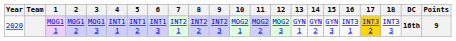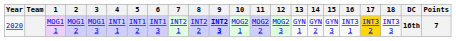(219, 26) normal -> (219, 26) bold
(436, 26) 9 -> (436, 26) 7
